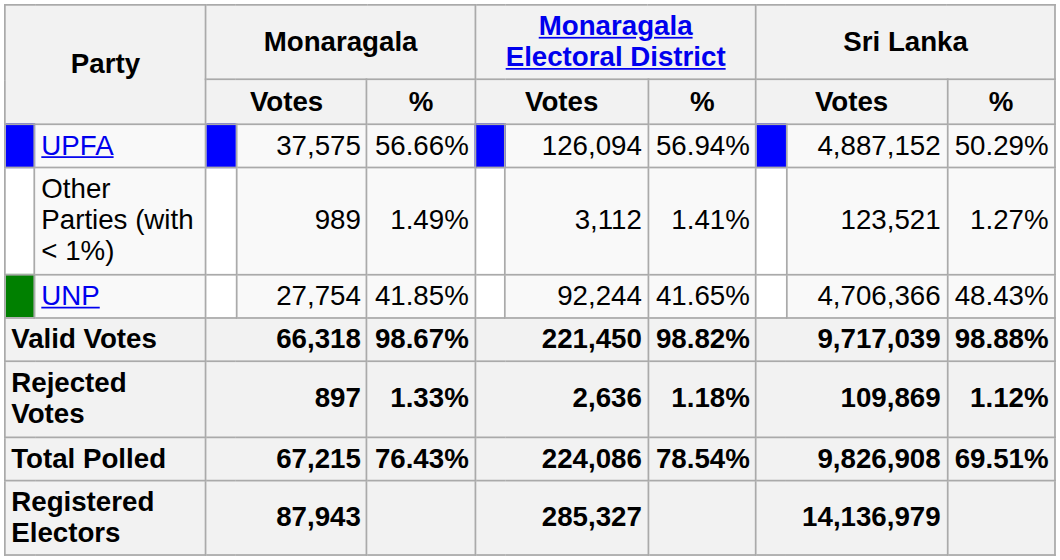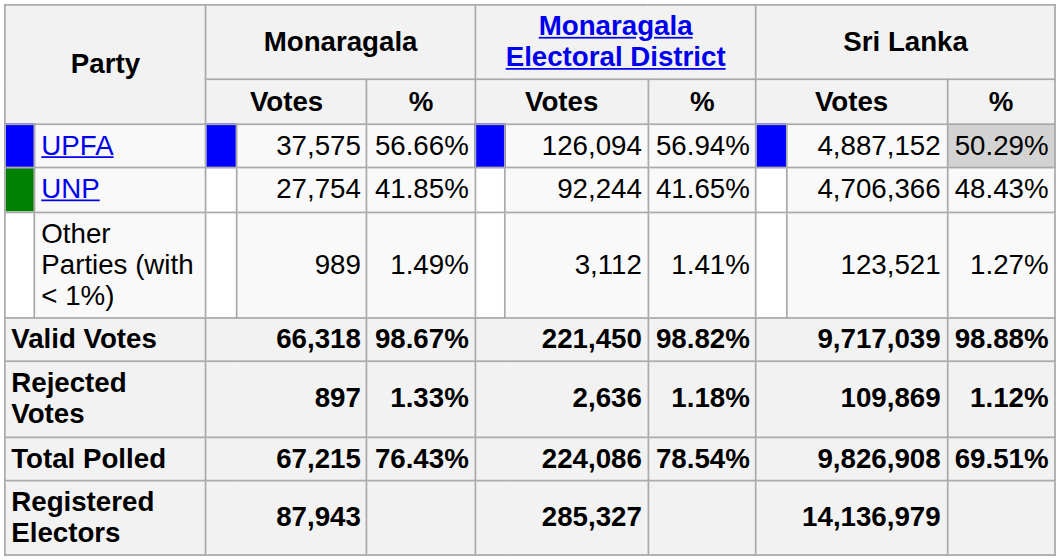(1002, 145) no background -> (1002, 145) lightgrey background
rows swapped: (71, 295) <-> (117, 220)
